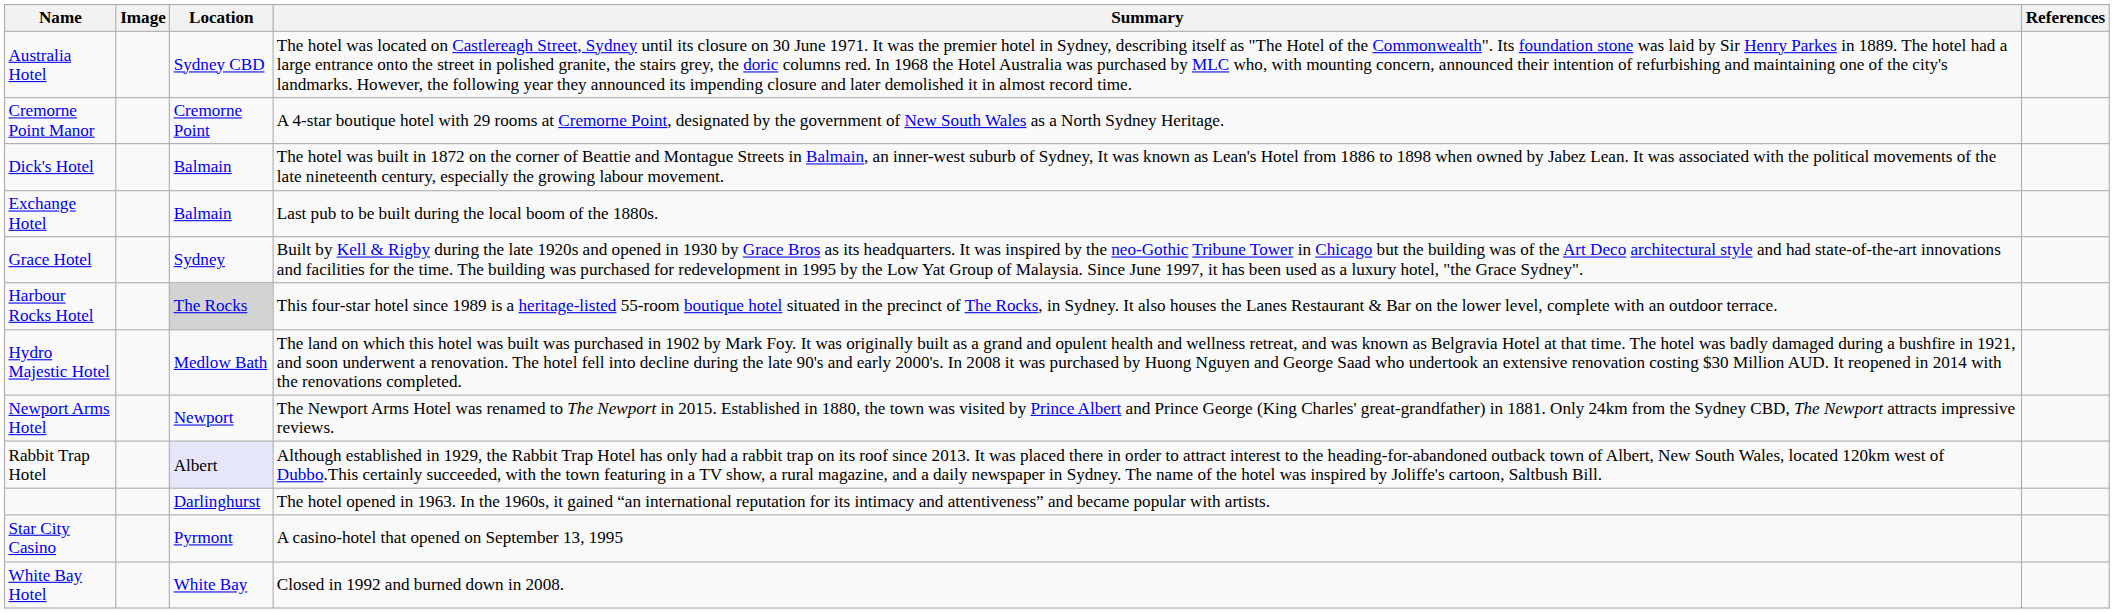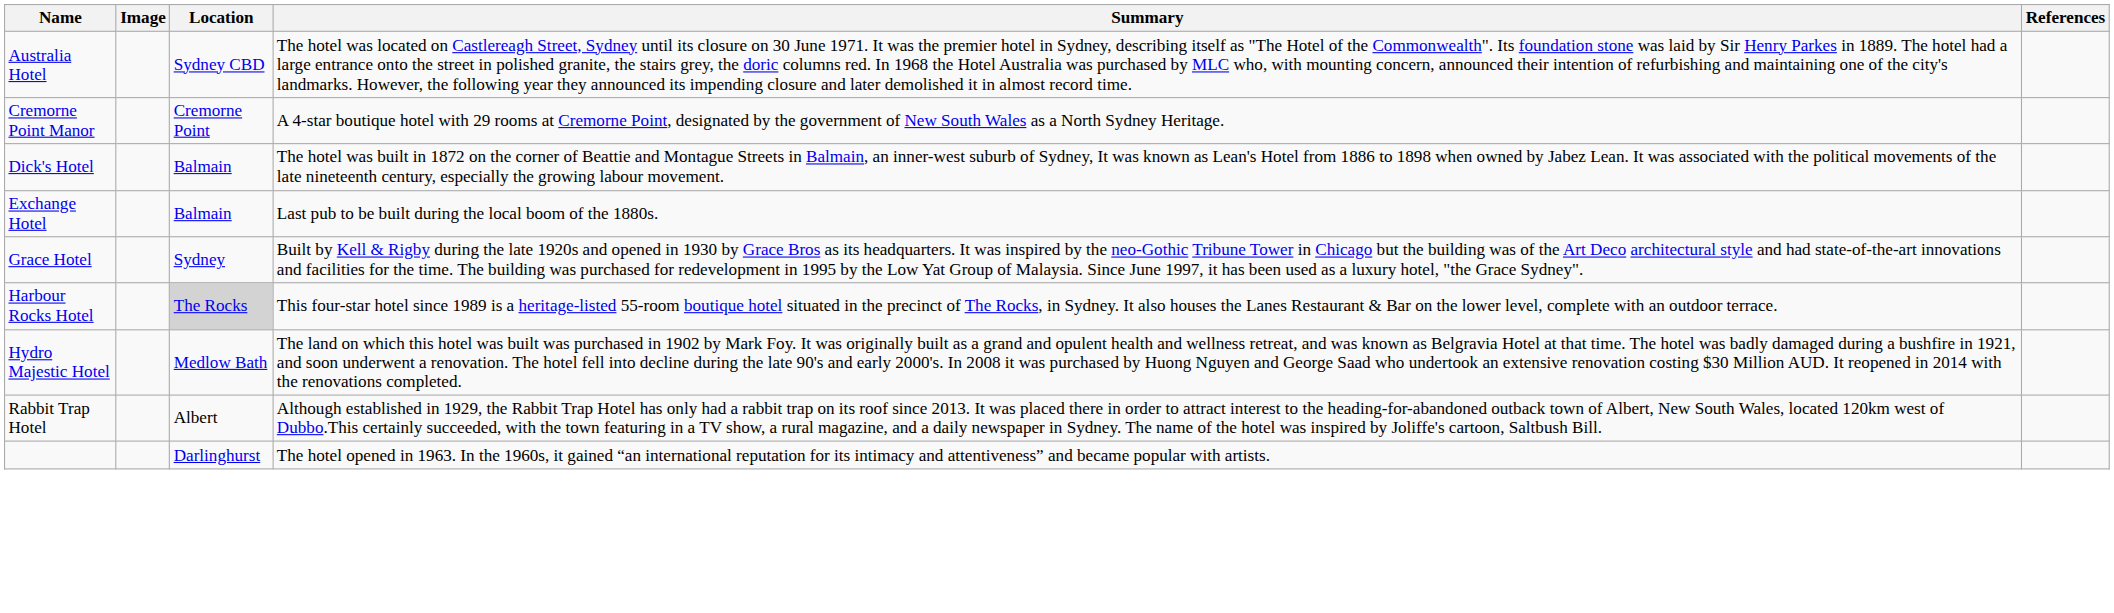- row: (59, 418)
(196, 464) lavender background -> (196, 418) no background
- row: (39, 538)
- row: (45, 584)
